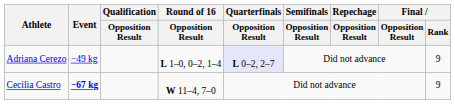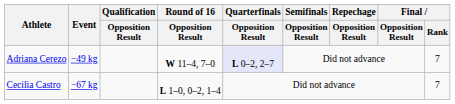(191, 65) L 1–0, 0–2, 1–4 -> (190, 65) W 11–4, 7–0
(438, 59) 9 -> (437, 59) 7
(85, 86) bold -> (84, 86) normal
(191, 91) W 11–4, 7–0 -> (190, 91) L 1–0, 0–2, 1–4
(438, 86) 9 -> (437, 86) 7
